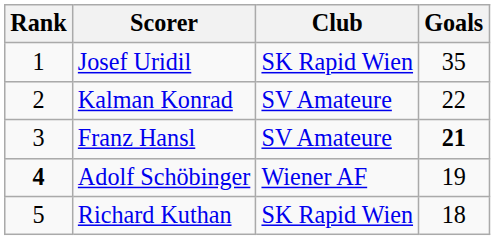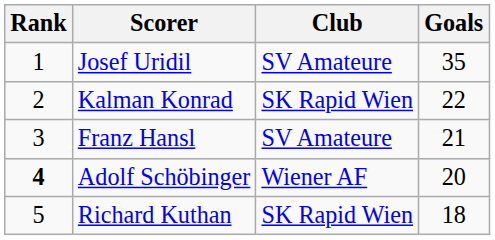(337, 61) SK Rapid Wien -> (327, 61) SV Amateure
(327, 100) SV Amateure -> (337, 100) SK Rapid Wien
(454, 138) bold -> (454, 138) normal
(454, 176) 19 -> (454, 176) 20
